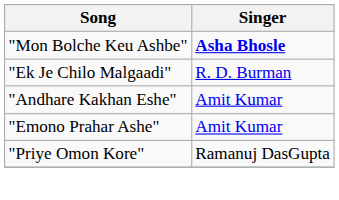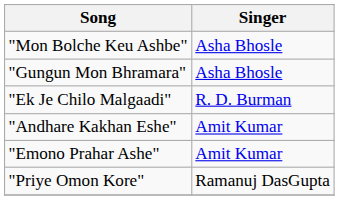(240, 45) bold -> (239, 45) normal
+ row: (97, 72)
